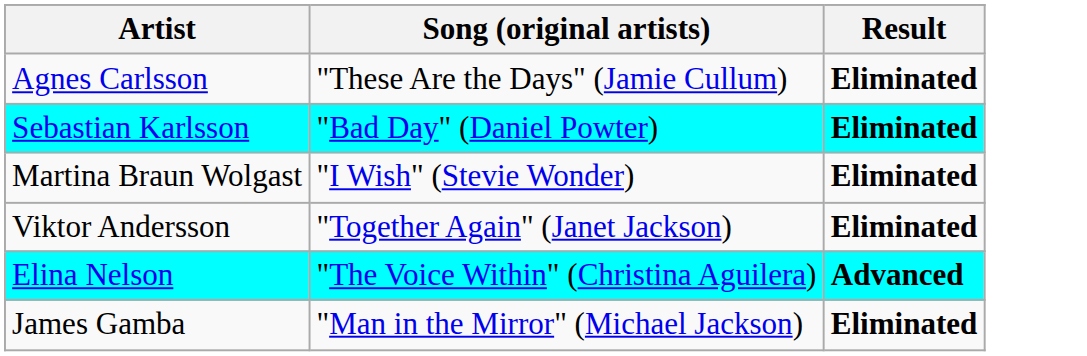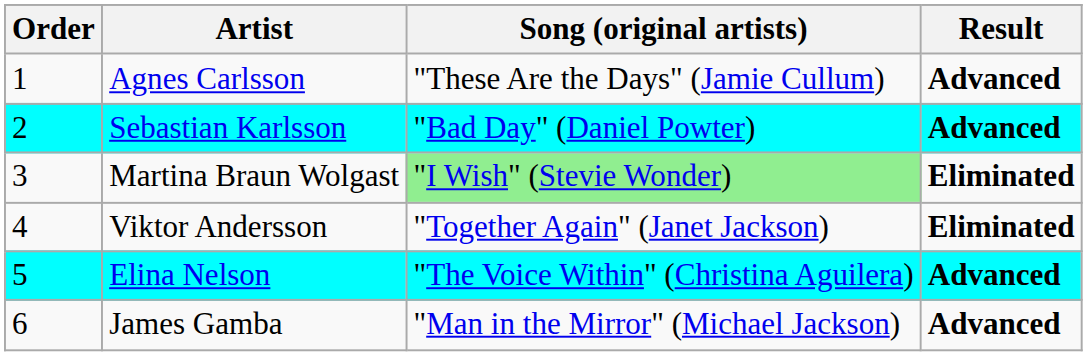+ column: (54, 29)
(904, 78) Eliminated -> (994, 78) Advanced
(904, 127) Eliminated -> (994, 127) Advanced
(475, 176) no background -> (572, 176) lightgreen background
(904, 324) Eliminated -> (994, 324) Advanced
